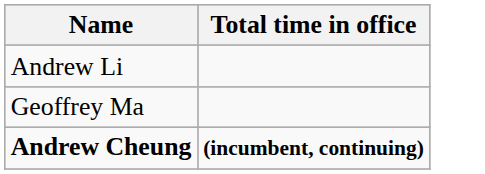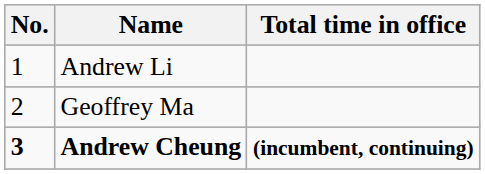+ column: (30, 24)
